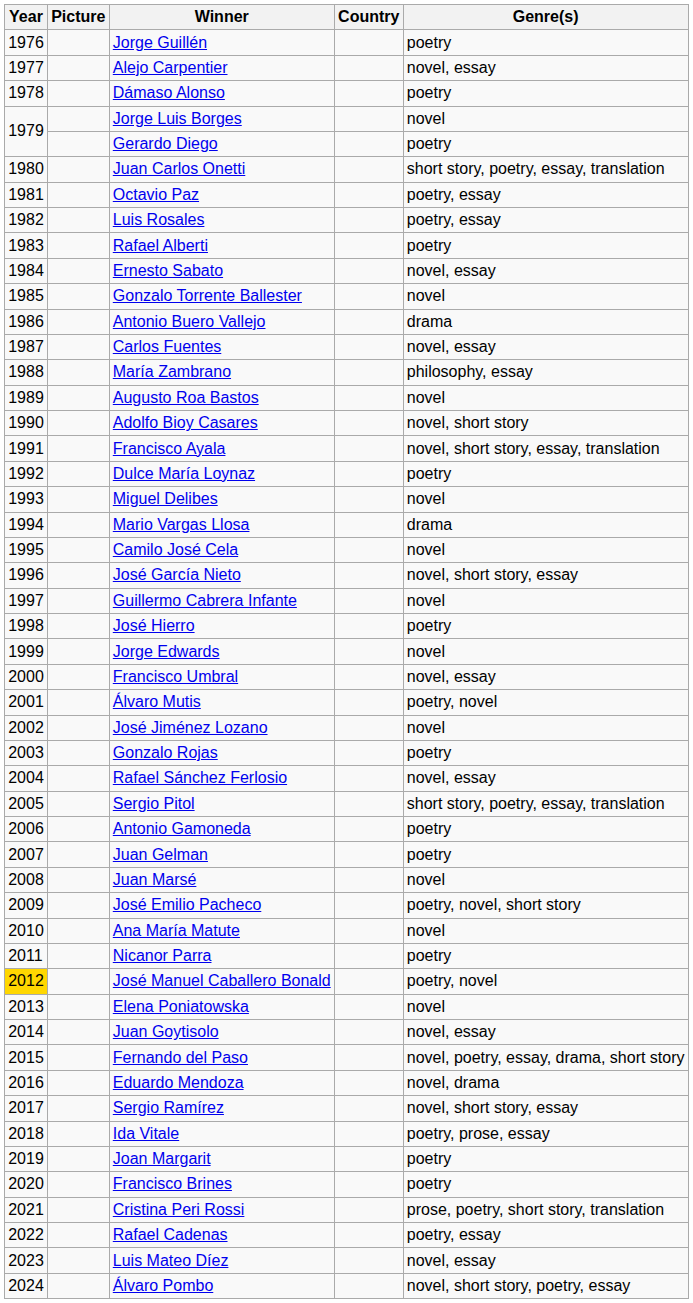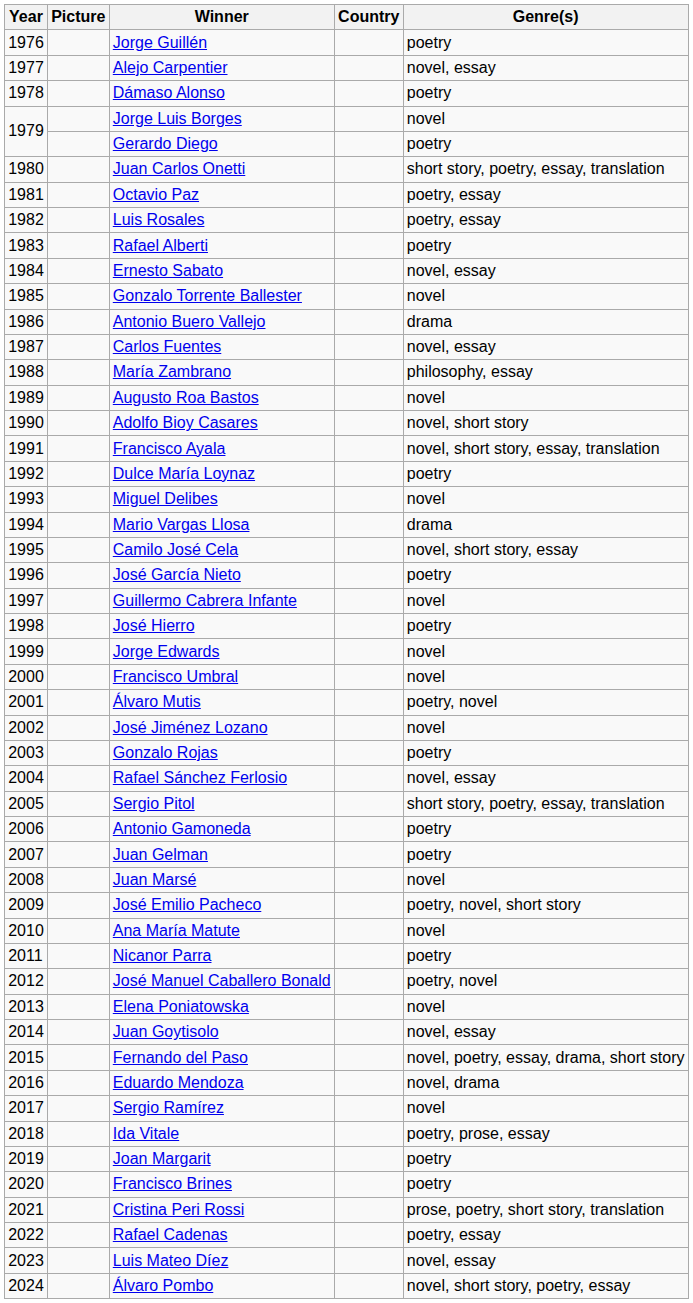(426, 550) novel -> (492, 550) novel, short story, essay
(492, 575) novel, short story, essay -> (429, 575) poetry
(451, 676) novel, essay -> (426, 676) novel
(26, 981) gold background -> (26, 981) no background
(492, 1108) novel, short story, essay -> (426, 1108) novel
